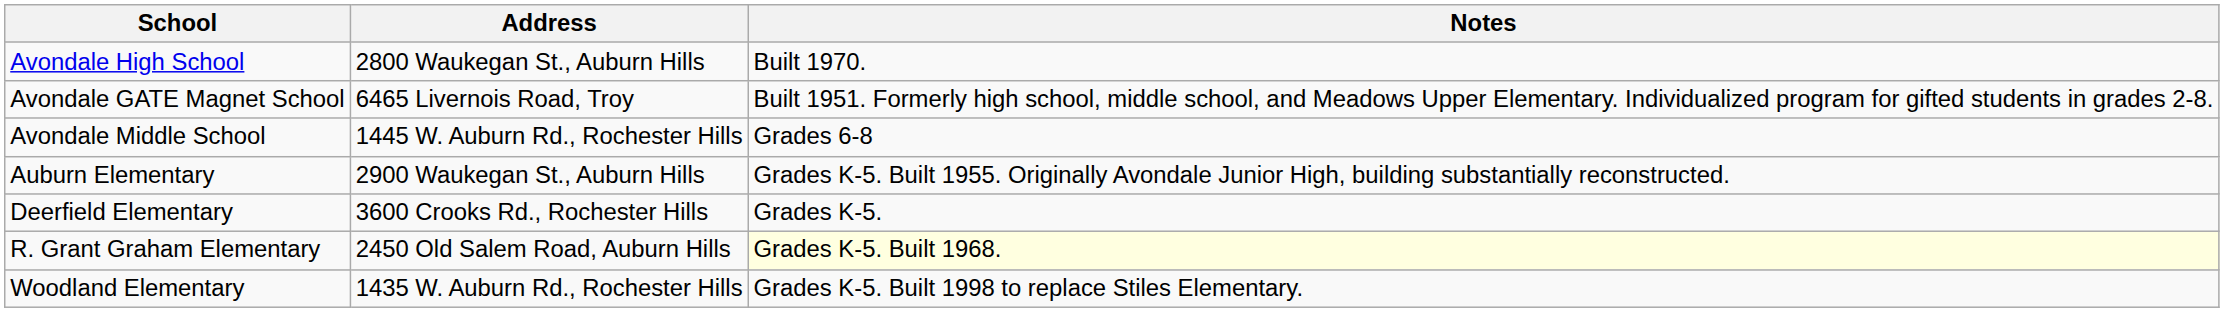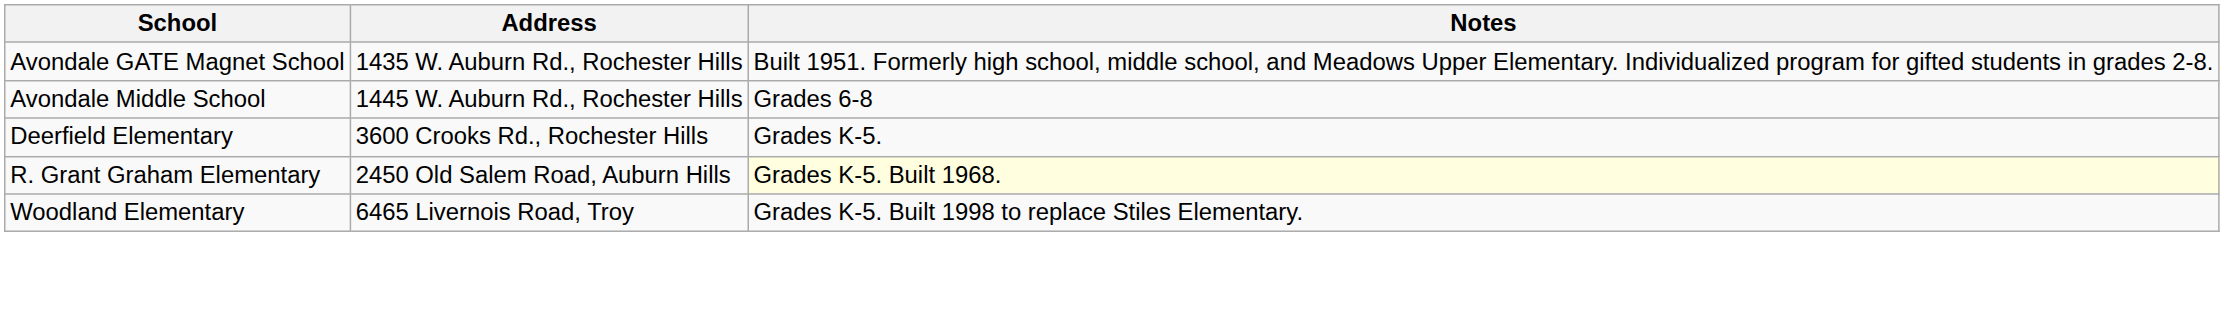- row: (127, 61)
(495, 99) 6465 Livernois Road, Troy -> (549, 61) 1435 W. Auburn Rd., Rochester Hills
- row: (112, 174)
(549, 288) 1435 W. Auburn Rd., Rochester Hills -> (495, 212) 6465 Livernois Road, Troy
